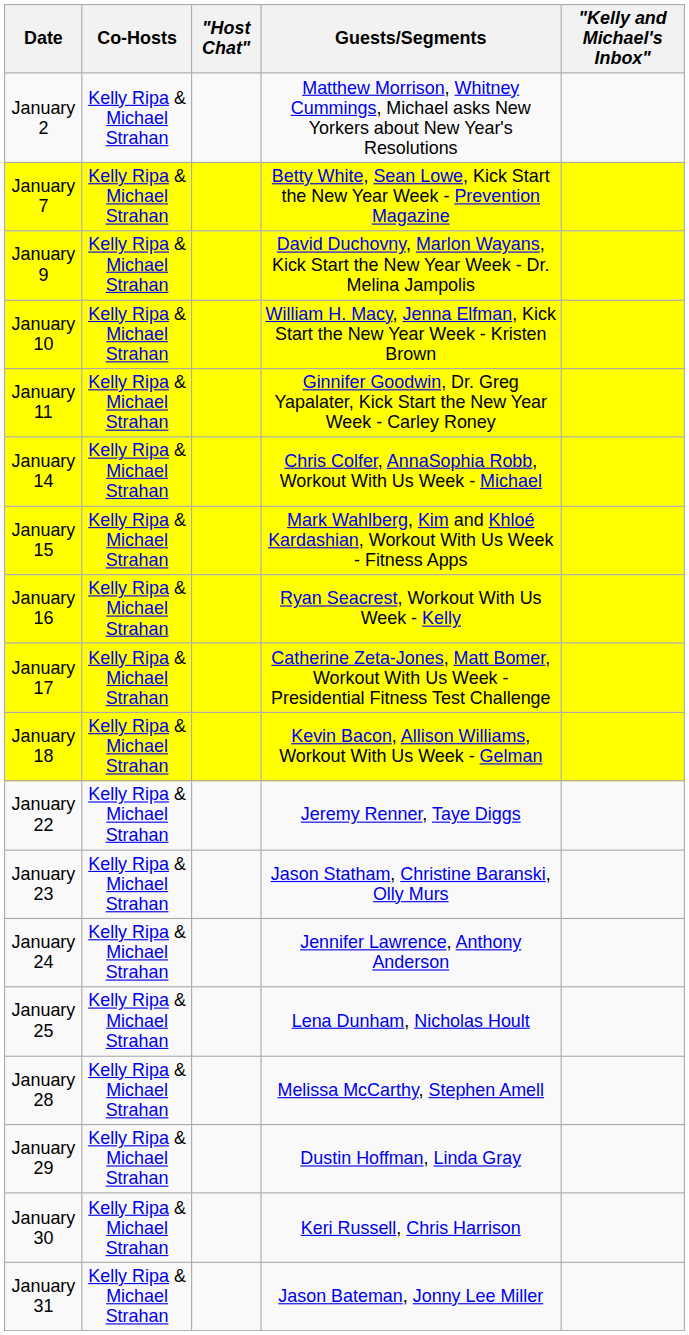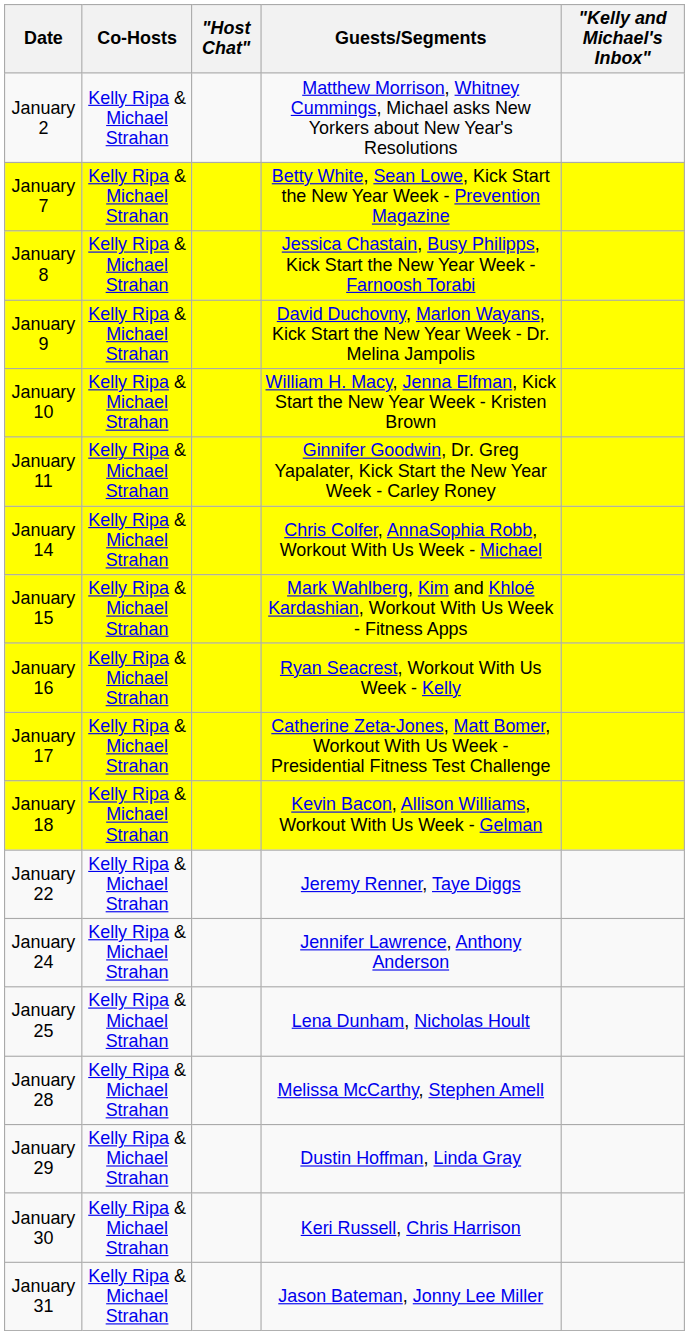+ row: (43, 265)
- row: (43, 883)
